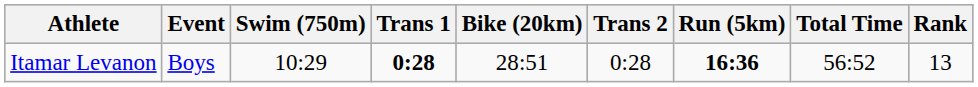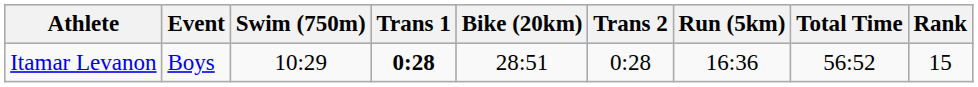(732, 61) bold -> (732, 61) normal
(940, 61) 13 -> (940, 61) 15
